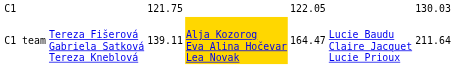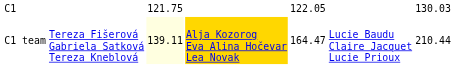(165, 41) no background -> (165, 41) lightyellow background
(433, 41) 211.64 -> (433, 41) 210.44
